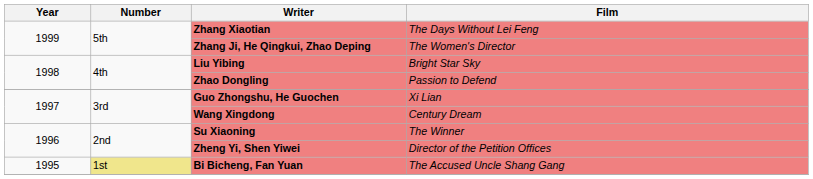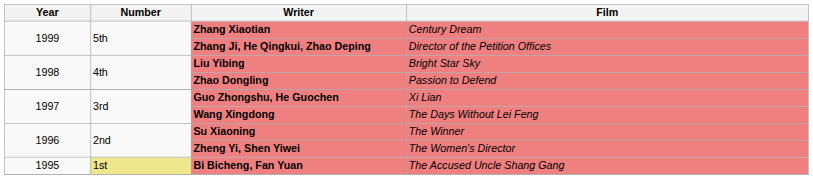(474, 30) The Days Without Lei Feng -> (445, 30) Century Dream
(462, 47) The Women's Director -> (480, 47) Director of the Petition Offices
(445, 115) Century Dream -> (474, 115) The Days Without Lei Feng
(480, 149) Director of the Petition Offices -> (462, 149) The Women's Director
